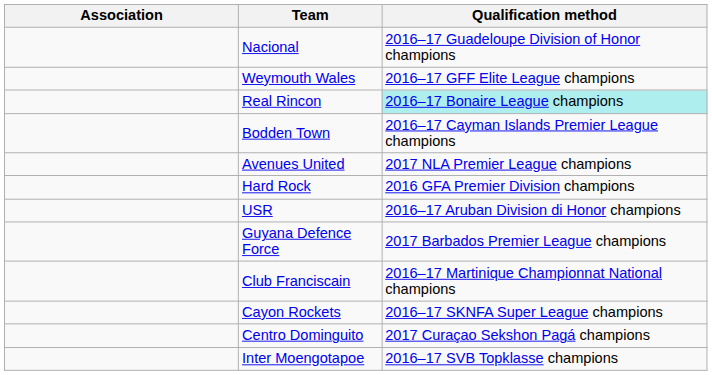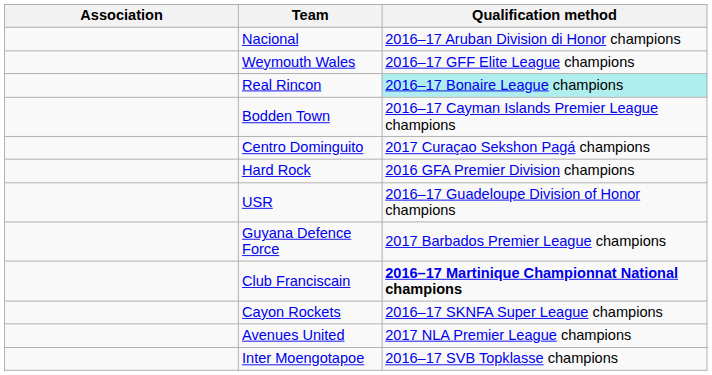(513, 47) 2016–17 Guadeloupe Division of Honor champions -> (533, 39) 2016–17 Aruban Division di Honor champions
rows swapped: (303, 335) <-> (293, 164)
(533, 210) 2016–17 Aruban Division di Honor champions -> (513, 202) 2016–17 Guadeloupe Division of Honor champions
(524, 281) normal -> (532, 281) bold
